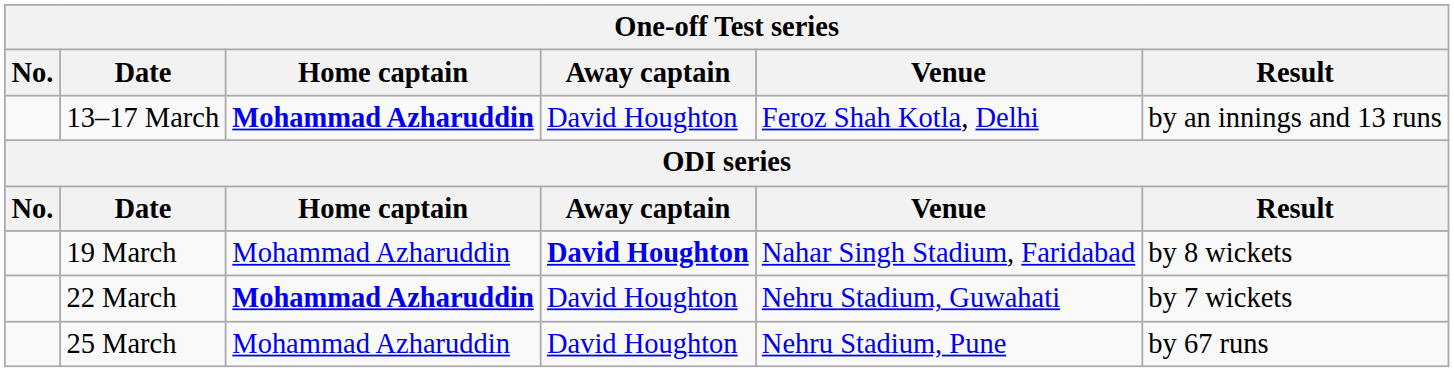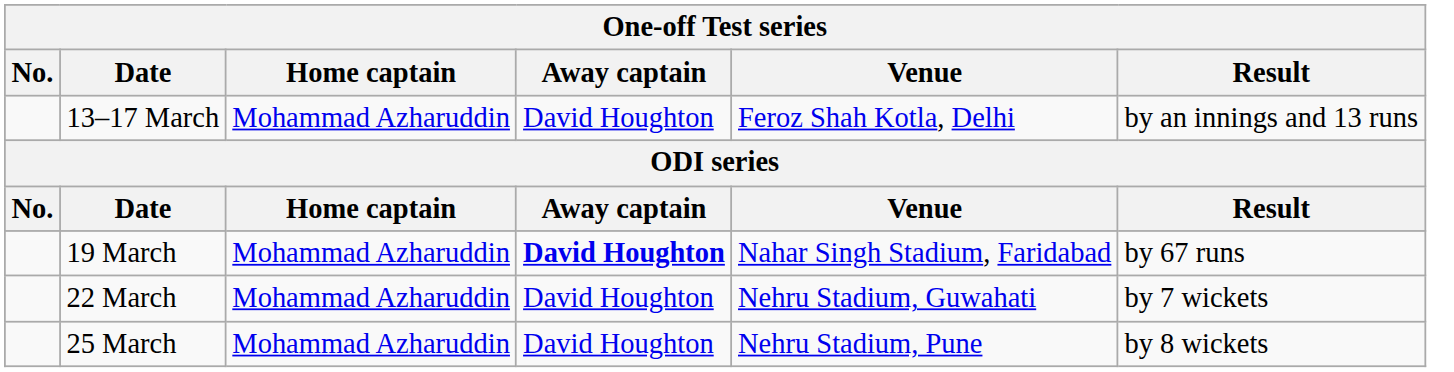(383, 117) bold -> (371, 117) normal
(1220, 252) by 8 wickets -> (1185, 252) by 67 runs
(383, 298) bold -> (371, 298) normal
(1208, 343) by 67 runs -> (1196, 343) by 8 wickets
